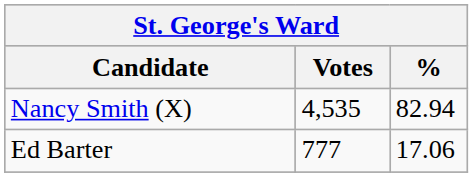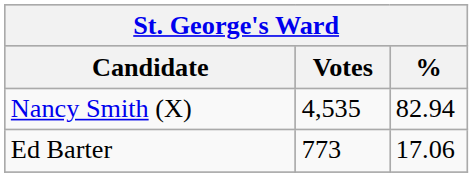(321, 150) 777 -> (321, 150) 773
